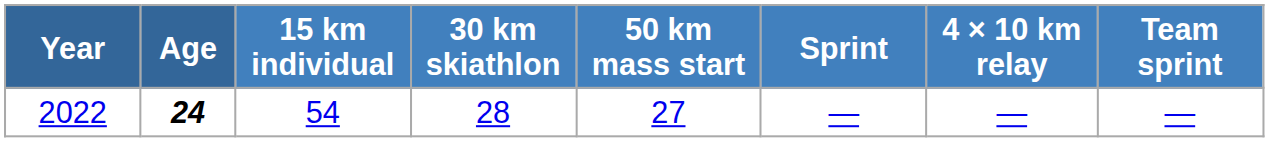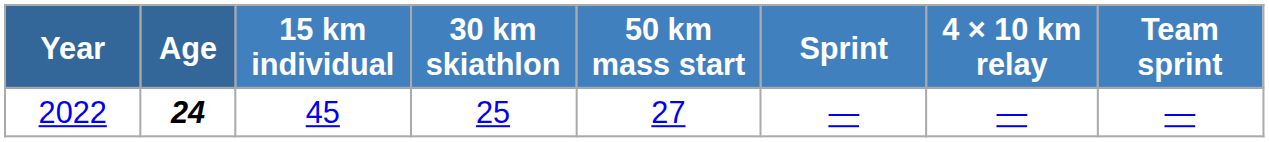(323, 112) 54 -> (323, 112) 45
(493, 112) 28 -> (493, 112) 25
